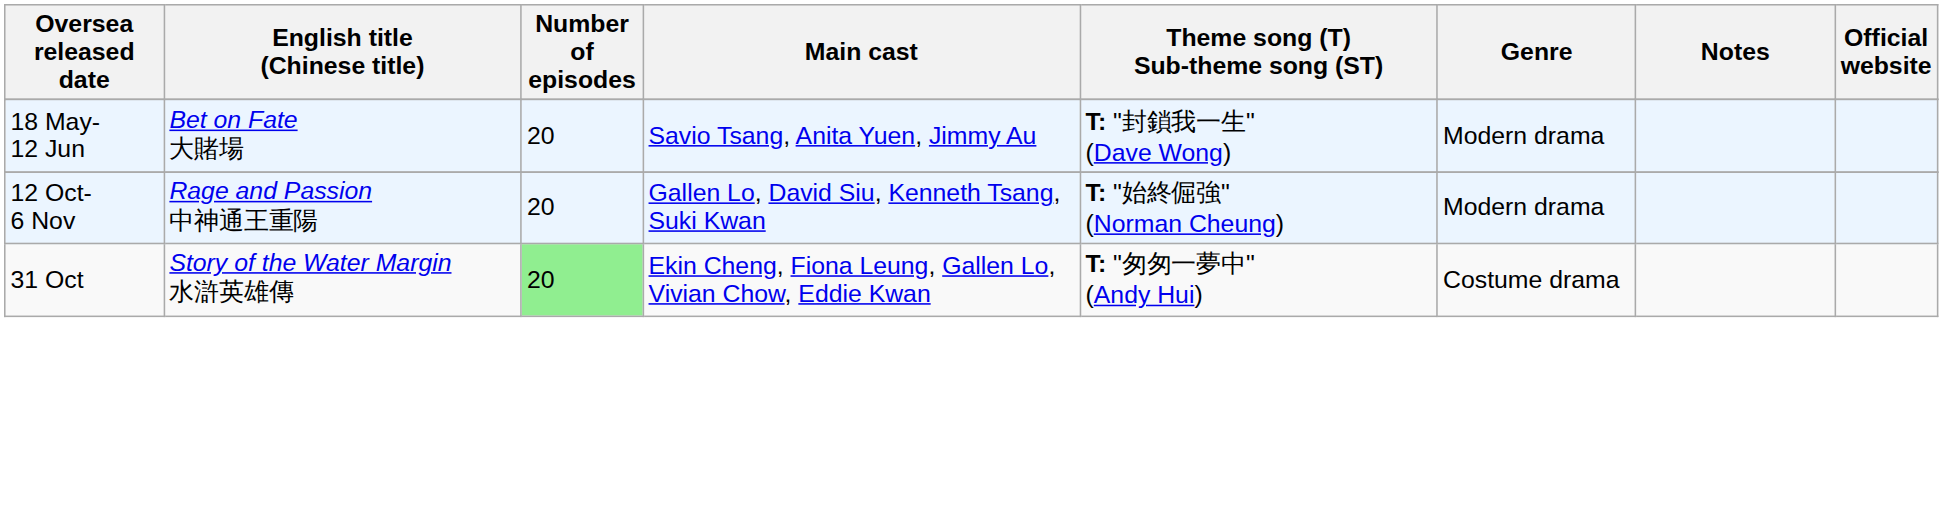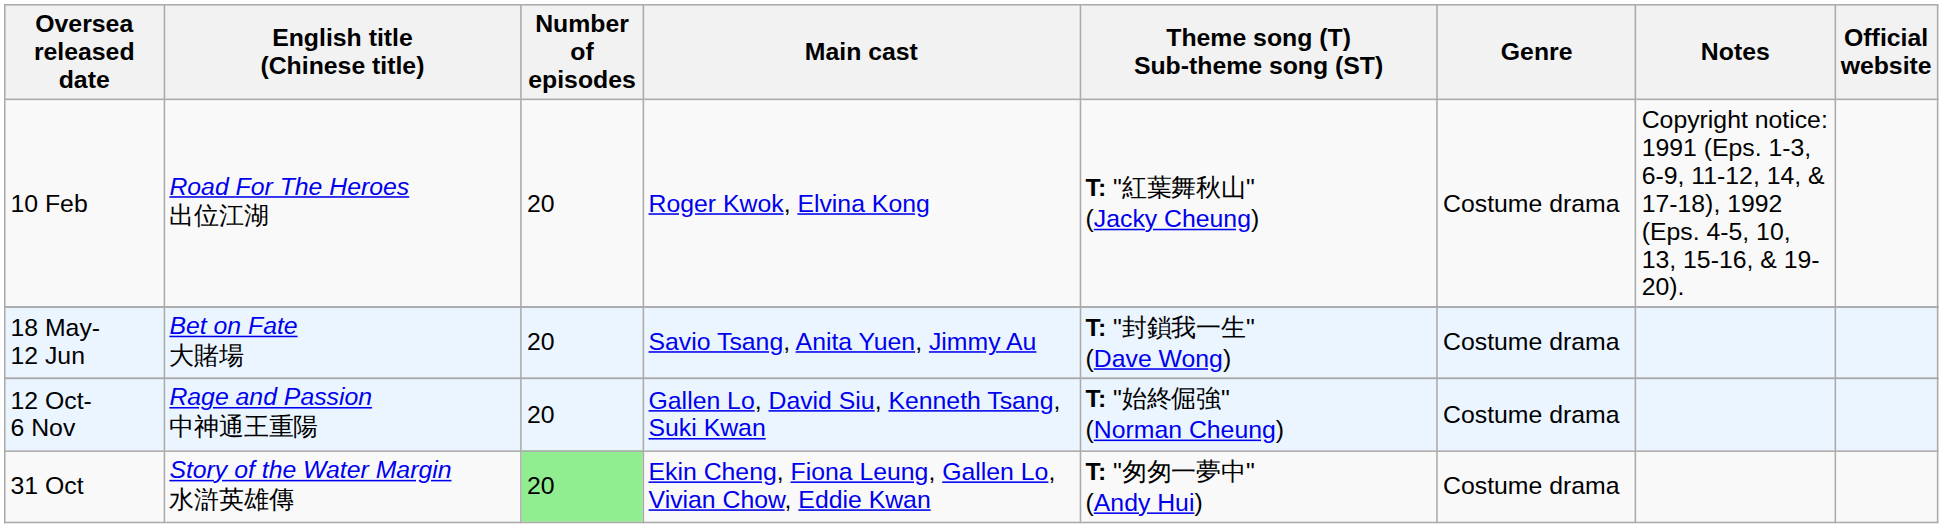+ row: (49, 202)
(1524, 135) Modern drama -> (1531, 342) Costume drama
(1524, 207) Modern drama -> (1531, 414) Costume drama
